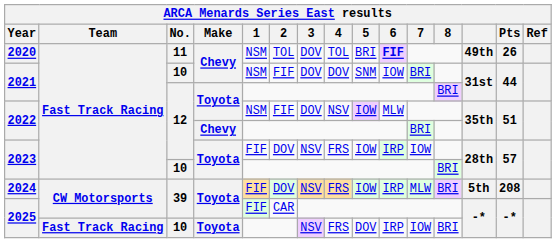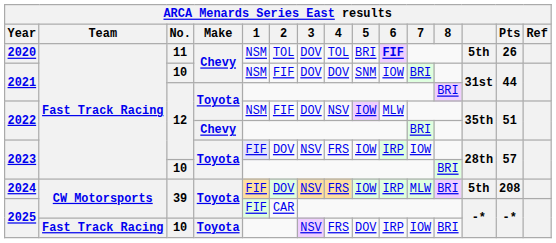(479, 53) 49th -> (479, 53) 5th
(256, 150) no background -> (256, 150) lavender background
